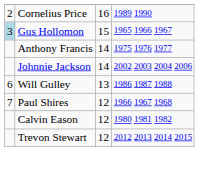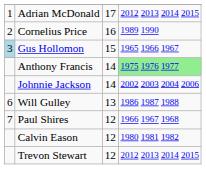+ row: (59, 13)
(143, 48) no background -> (150, 66) lightgreen background
